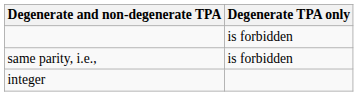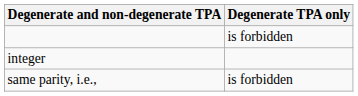rows swapped: (52, 58) <-> (26, 79)
